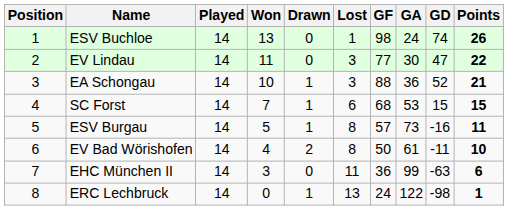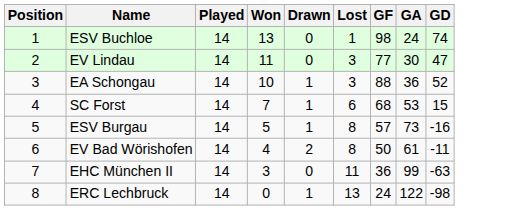- column: (479, 15)
